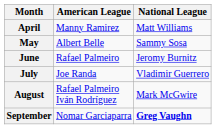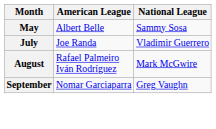- row: (29, 27)
- row: (29, 58)
(164, 116) bold -> (162, 85) normal
